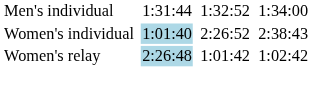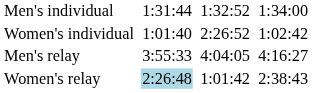(167, 33) lightblue background -> (167, 33) no background
(283, 33) 2:38:43 -> (283, 33) 1:02:42
+ row: (42, 56)
(283, 56) 1:02:42 -> (283, 78) 2:38:43
